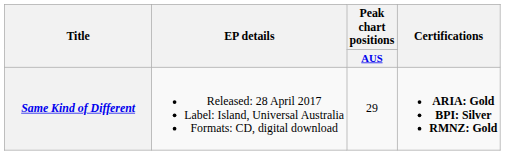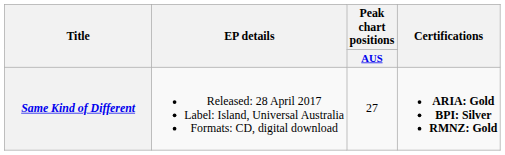(372, 108) 29 -> (372, 108) 27
